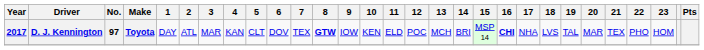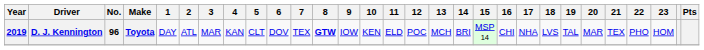(17, 32) 2017 -> (17, 32) 2019
(114, 32) 97 -> (114, 32) 96
(507, 32) bold -> (507, 32) normal
